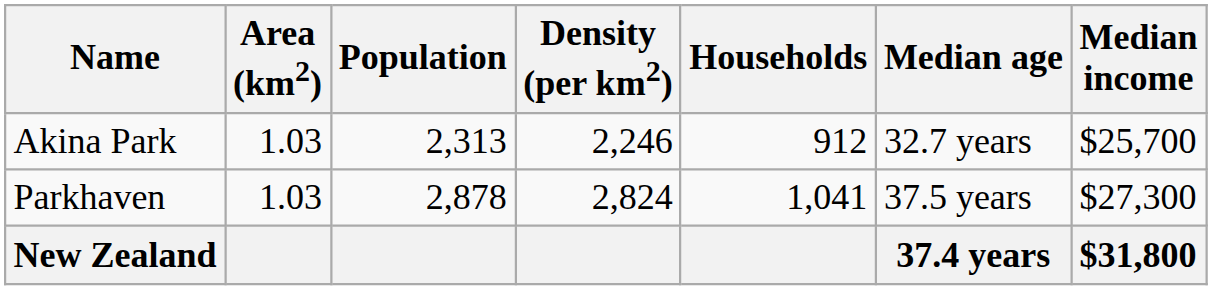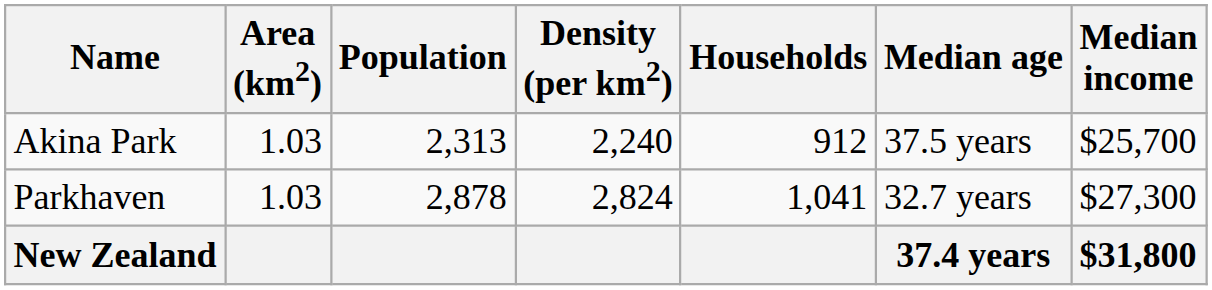(632, 140) 2,246 -> (632, 140) 2,240
(958, 140) 32.7 years -> (958, 140) 37.5 years
(958, 197) 37.5 years -> (958, 197) 32.7 years
